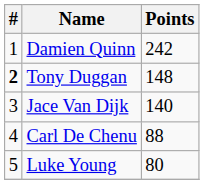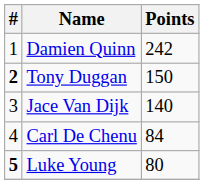(159, 77) 148 -> (159, 77) 150
(155, 135) 88 -> (155, 135) 84
(13, 164) normal -> (13, 164) bold
